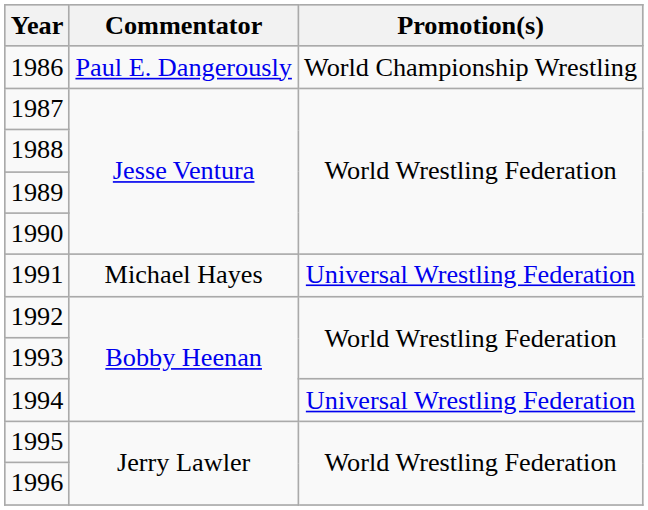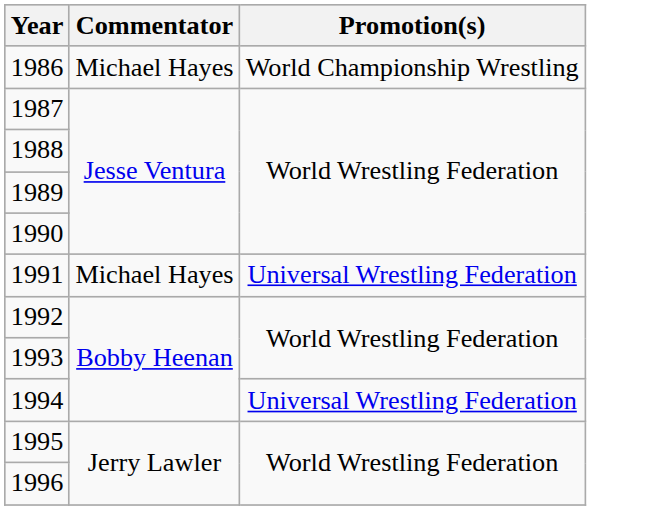(184, 66) Paul E. Dangerously -> (154, 66) Michael Hayes
